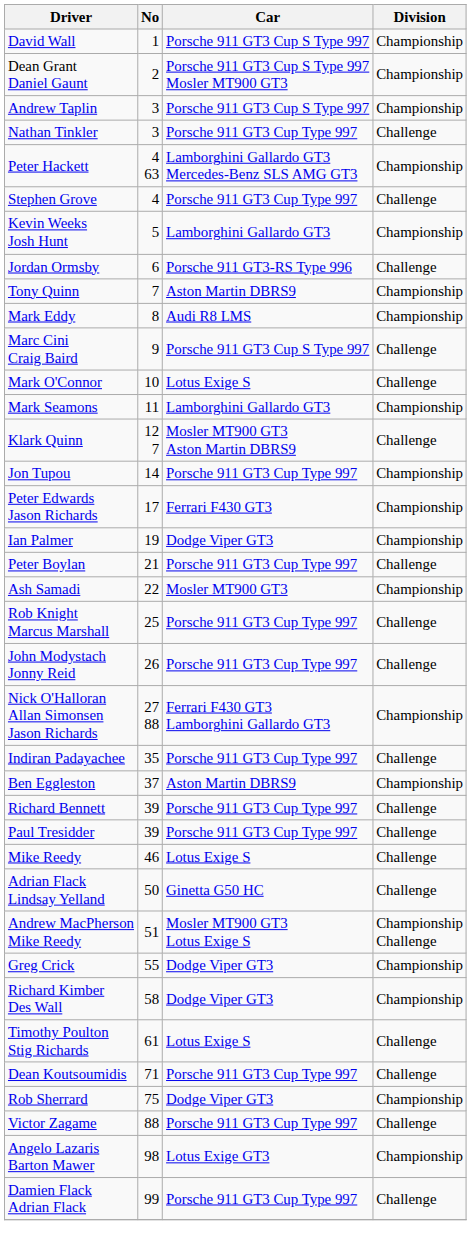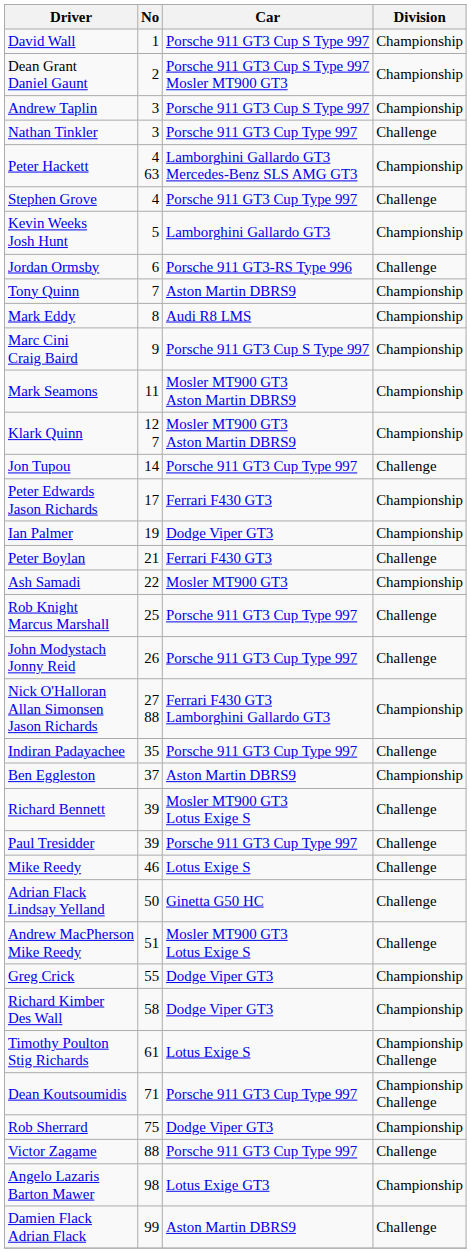(406, 348) Challenge -> (420, 348) Championship
- row: (55, 382)
(248, 406) Lamborghini Gallardo GT3 -> (231, 391) Mosler MT900 GT3 Aston Martin DBRS9
(406, 440) Challenge -> (420, 433) Championship
(420, 473) Championship -> (406, 466) Challenge
(262, 564) Porsche 911 GT3 Cup Type 997 -> (219, 557) Ferrari F430 GT3
(262, 807) Porsche 911 GT3 Cup Type 997 -> (227, 809) Mosler MT900 GT3 Lotus Exige S
(420, 932) Championship Challenge -> (406, 942) Challenge
(406, 1041) Challenge -> (420, 1051) Championship Challenge
(406, 1074) Challenge -> (420, 1093) Championship Challenge
(262, 1199) Porsche 911 GT3 Cup Type 997 -> (231, 1227) Aston Martin DBRS9
